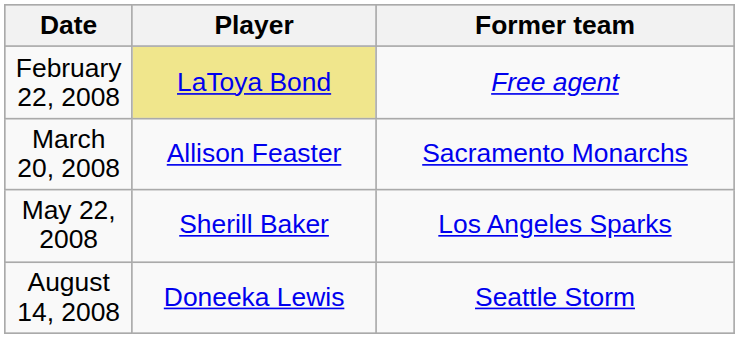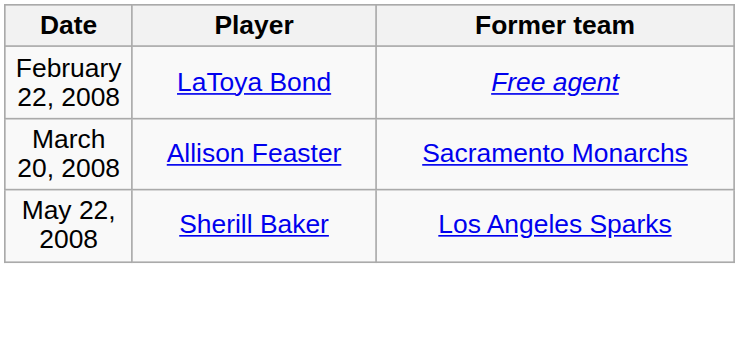(254, 82) khaki background -> (254, 82) no background
- row: (69, 296)
